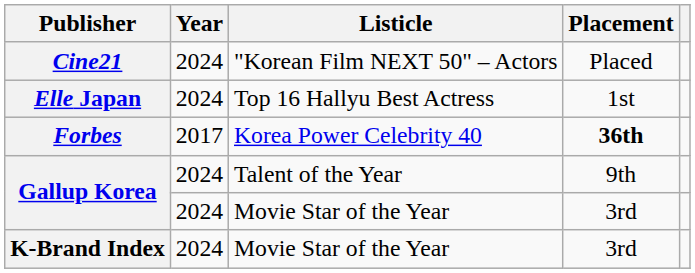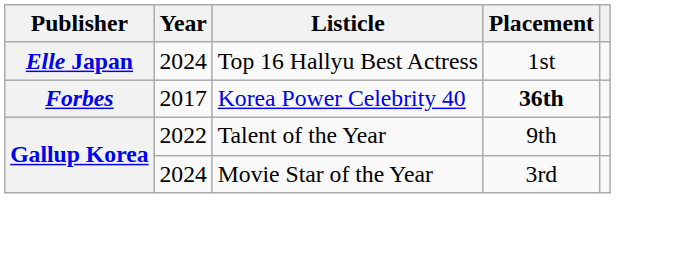- row: (88, 60)
(199, 173) 2024 -> (183, 135) 2022
- row: (88, 248)
